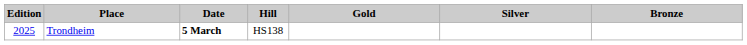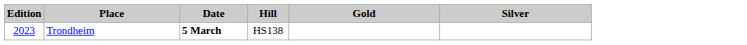- column: (667, 13)
(24, 30) 2025 -> (24, 30) 2023
